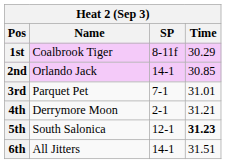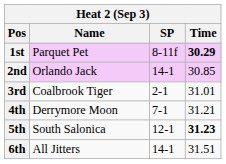(72, 52) Coalbrook Tiger -> (60, 52) Parquet Pet
(202, 52) normal -> (202, 52) bold
(60, 91) Parquet Pet -> (72, 91) Coalbrook Tiger
(160, 91) 7-1 -> (160, 91) 2-1
(160, 110) 2-1 -> (160, 110) 7-1
